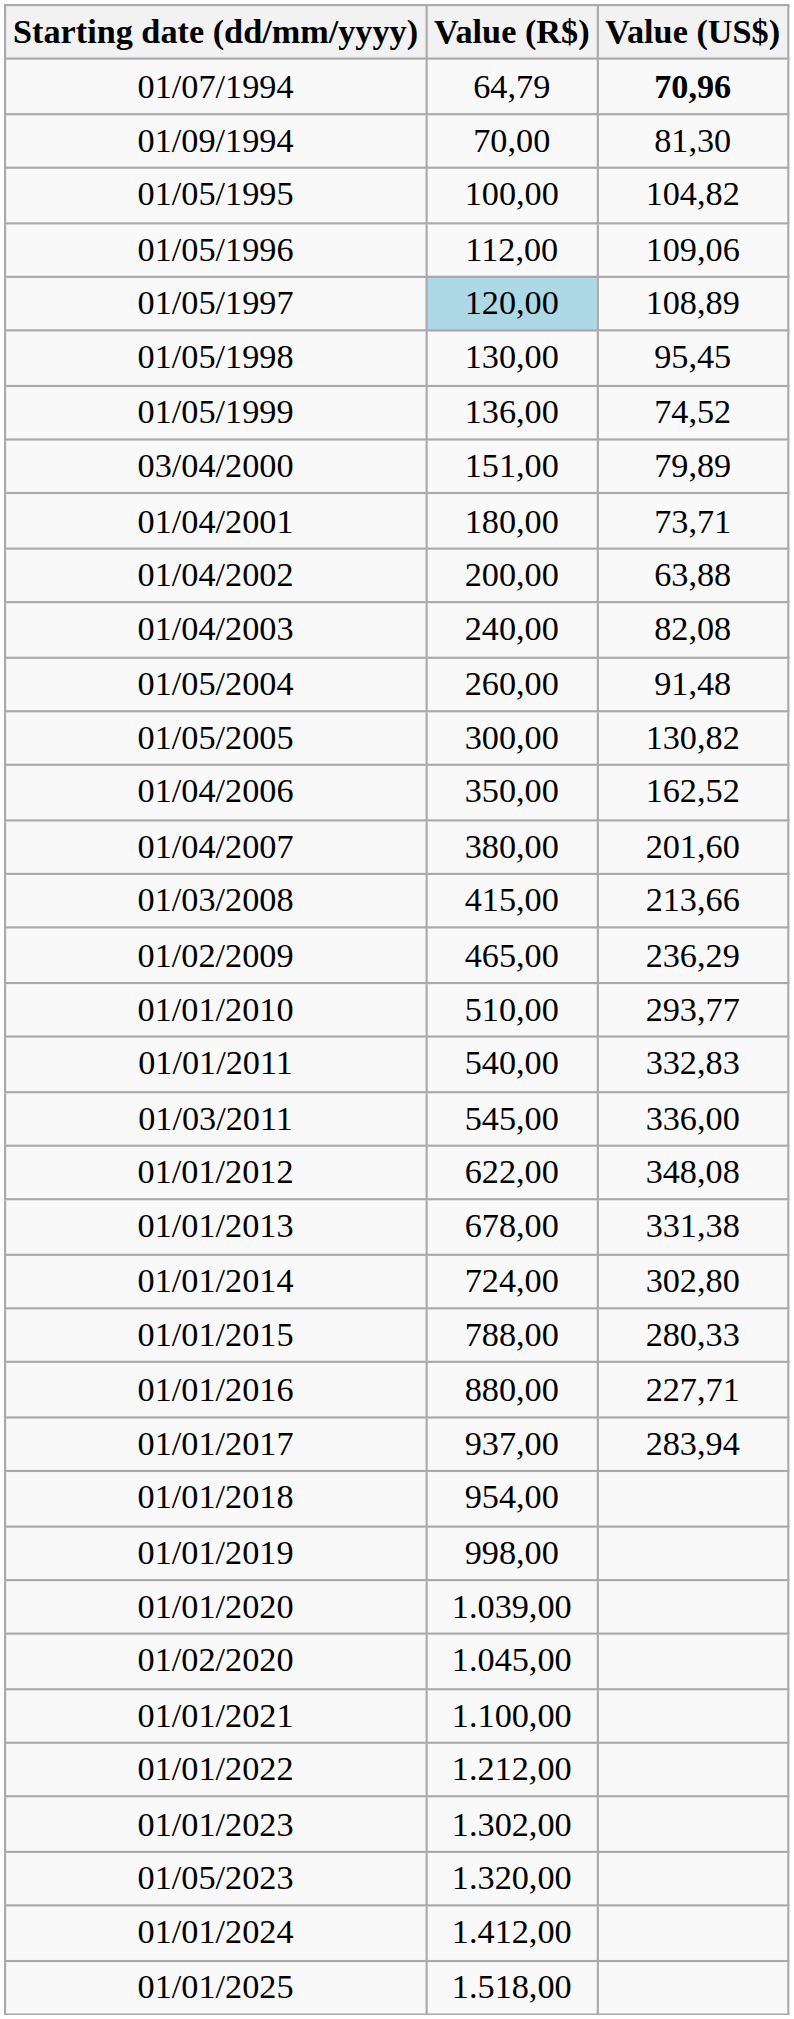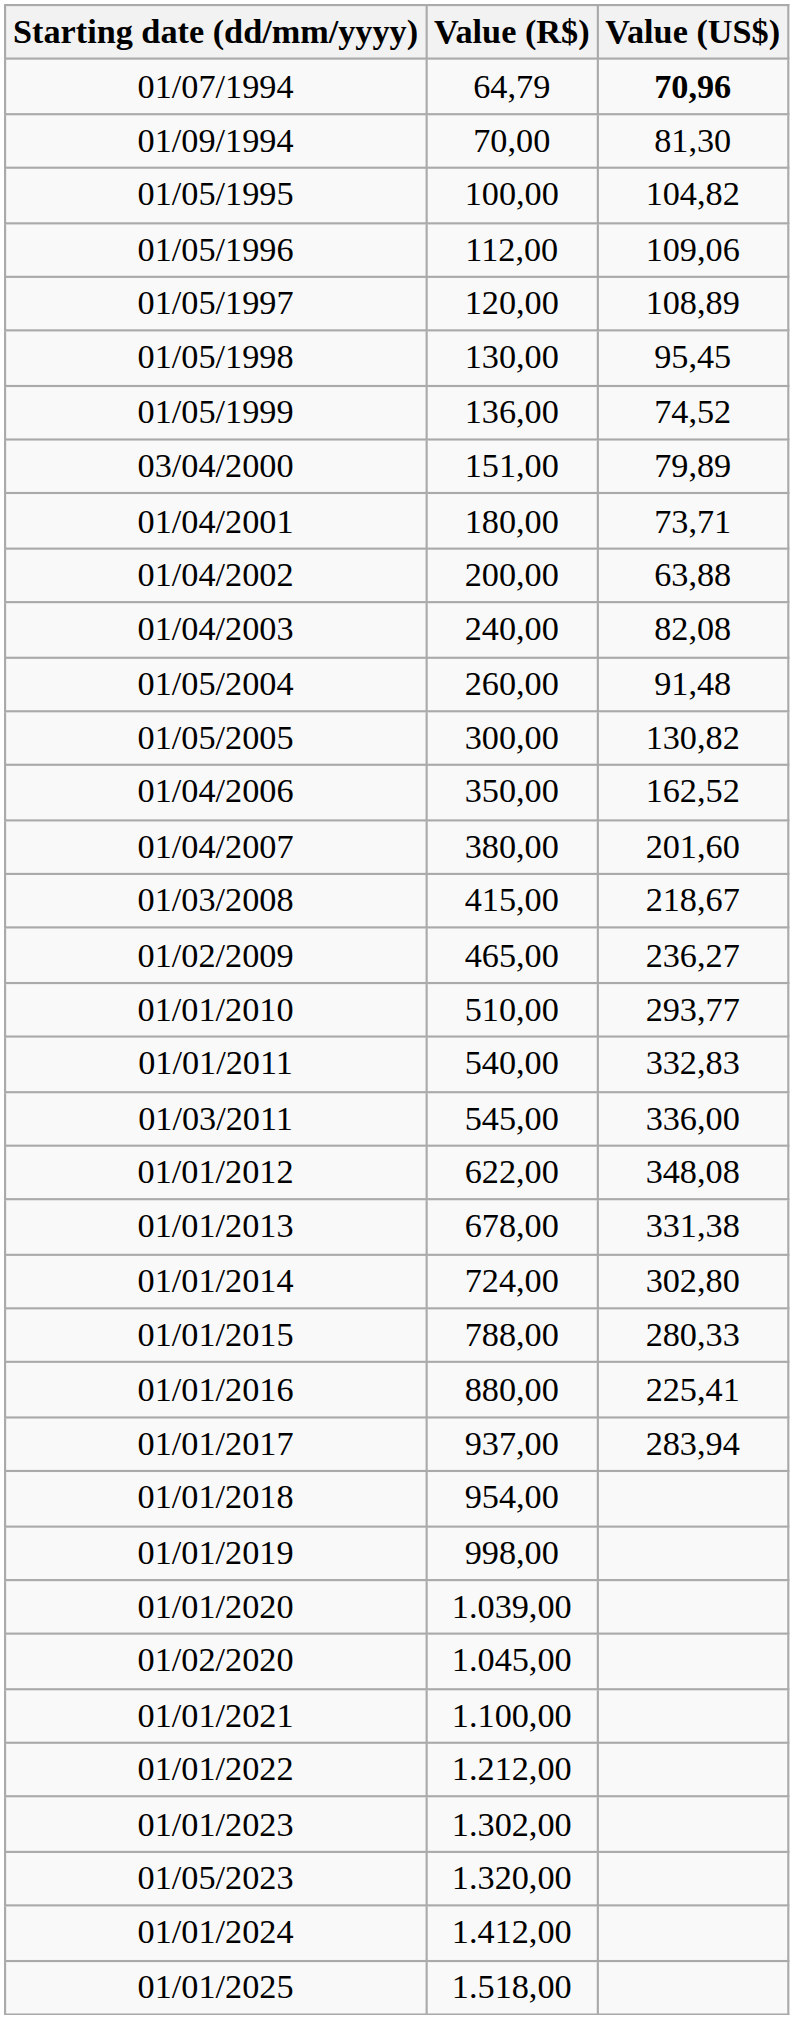(512, 303) lightblue background -> (512, 303) no background
(693, 900) 213,66 -> (693, 900) 218,67
(693, 954) 236,29 -> (693, 954) 236,27
(693, 1389) 227,71 -> (693, 1389) 225,41
